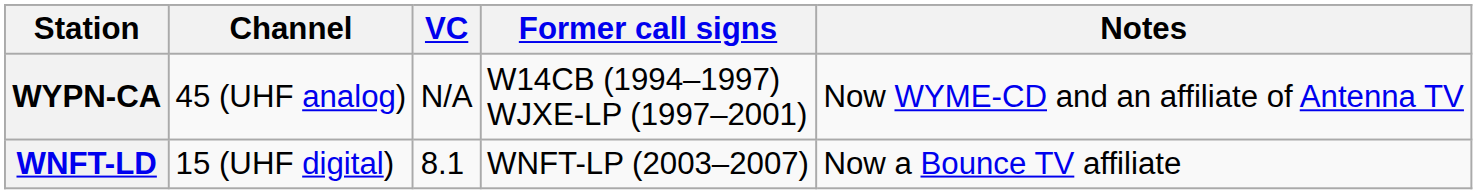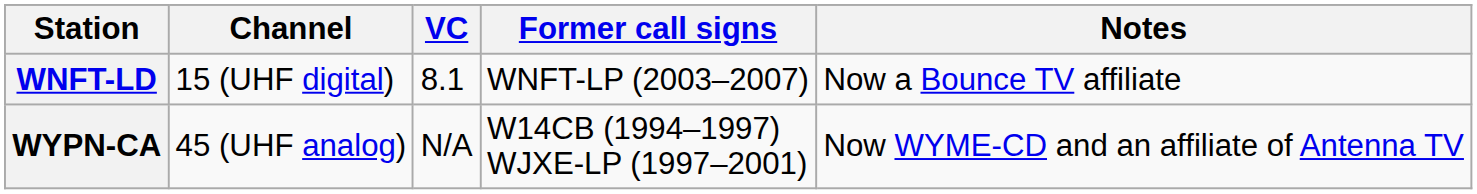rows swapped: (87, 163) <-> (87, 96)
